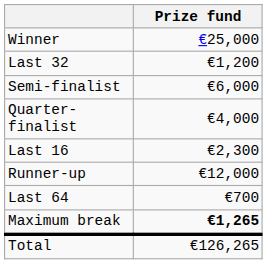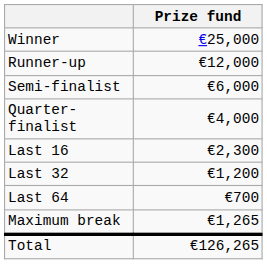rows swapped: (47, 174) <-> (38, 63)
(233, 221) bold -> (233, 221) normal
